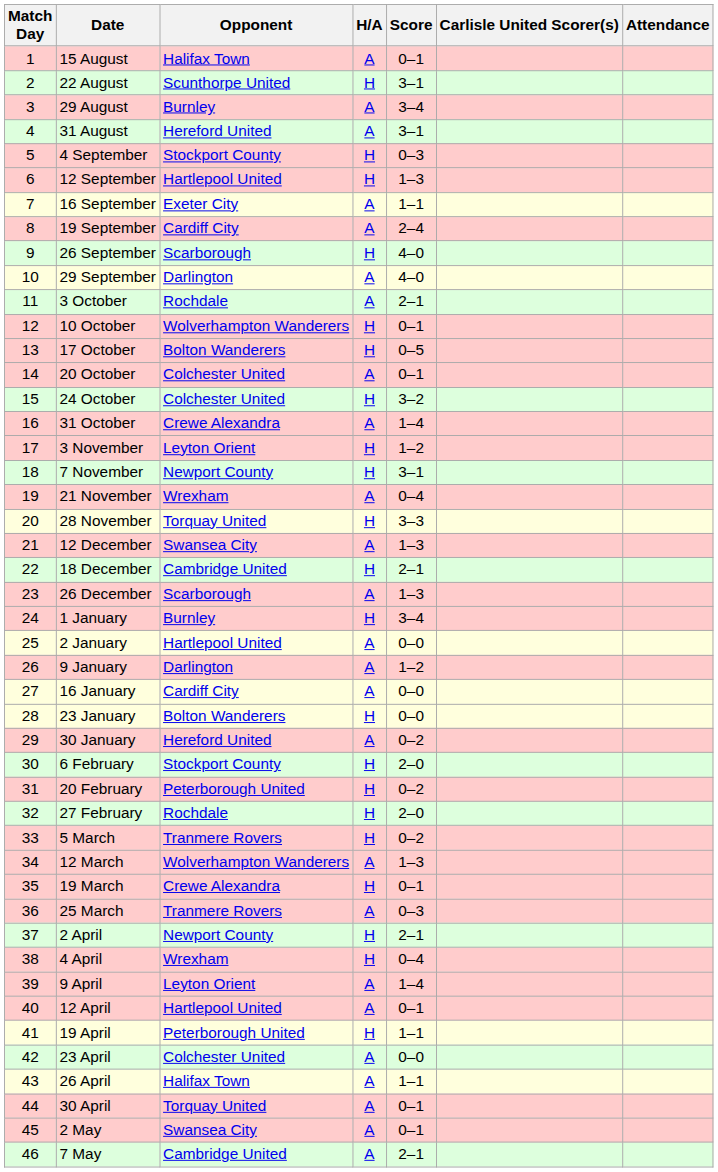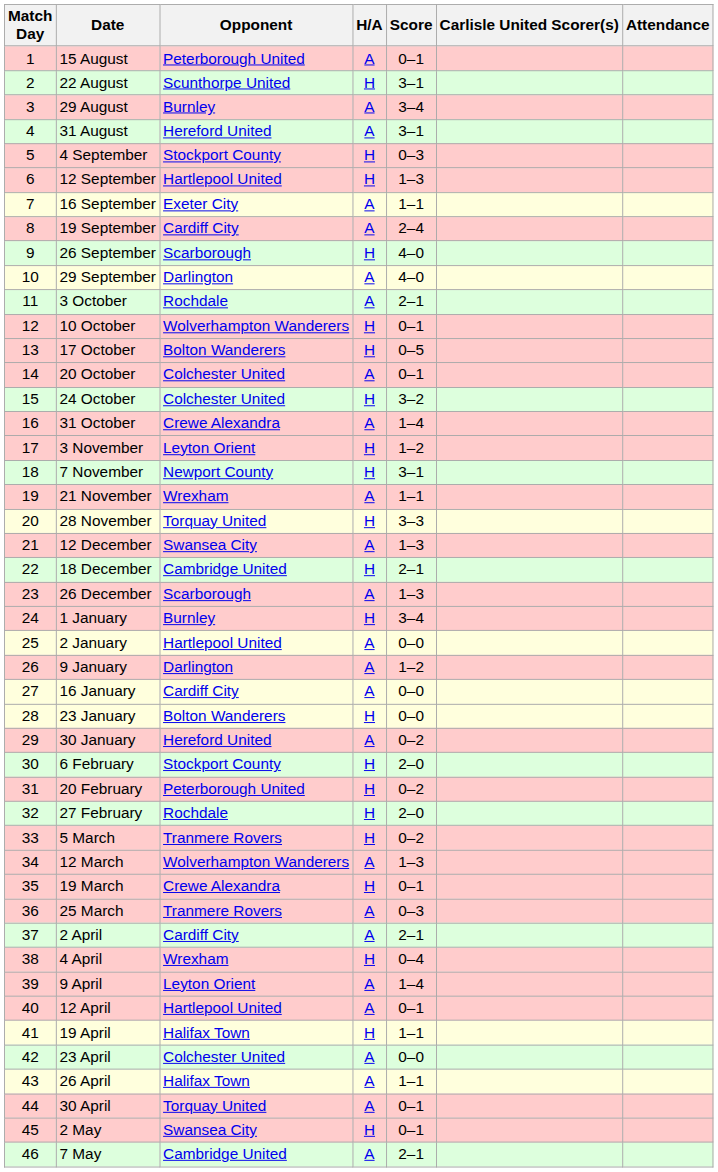(206, 58) Halifax Town -> (234, 58) Peterborough United
(411, 496) 0–4 -> (411, 496) 1–1
(218, 935) Newport County -> (201, 935) Cardiff City
(369, 935) H -> (369, 935) A
(234, 1032) Peterborough United -> (206, 1032) Halifax Town
(369, 1130) A -> (369, 1130) H
